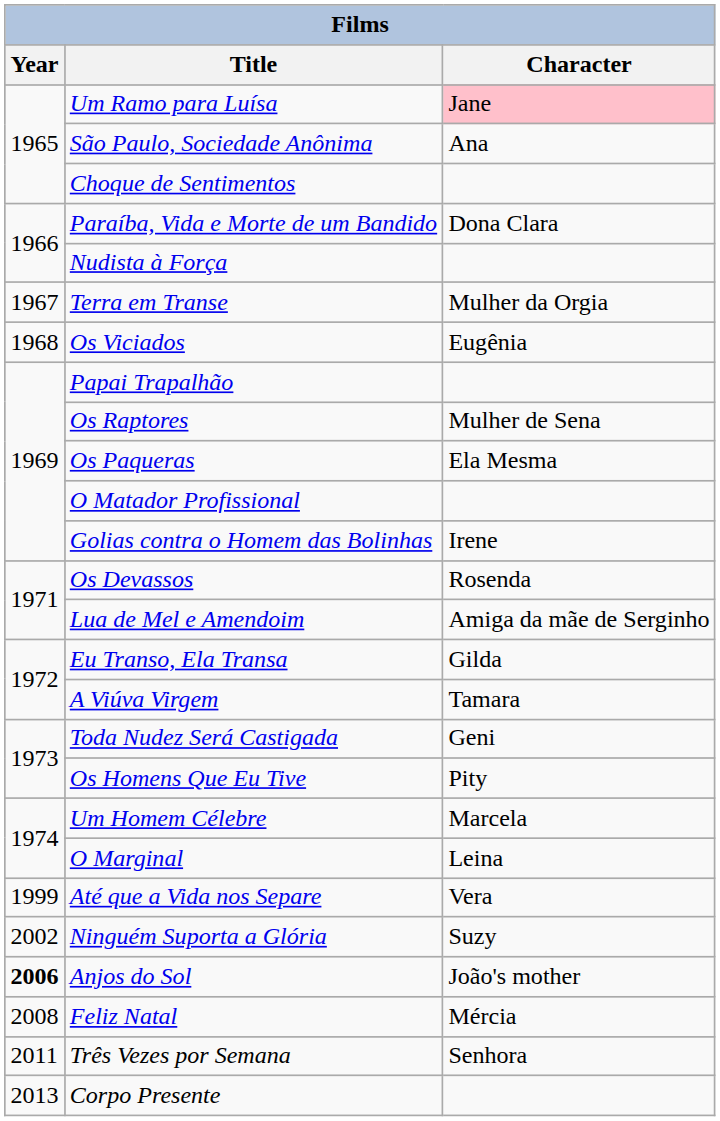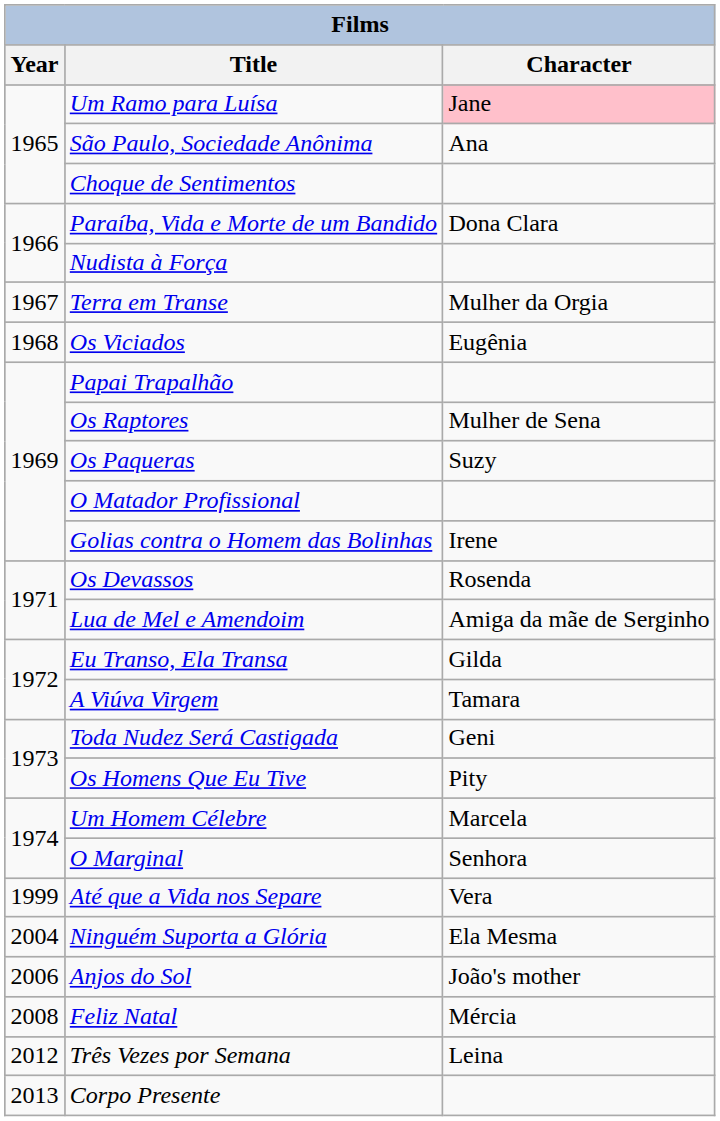(503, 461) Ela Mesma -> (472, 461) Suzy
(476, 857) Leina -> (488, 857) Senhora
(35, 936) 2002 -> (35, 936) 2004
(472, 936) Suzy -> (503, 936) Ela Mesma
(35, 976) bold -> (35, 976) normal
(34, 1055) 2011 -> (35, 1055) 2012
(488, 1055) Senhora -> (476, 1055) Leina
